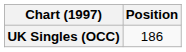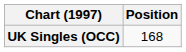(152, 36) 186 -> (152, 36) 168
